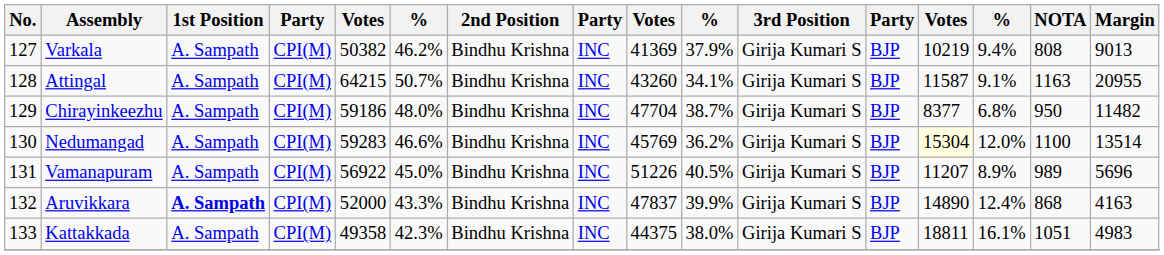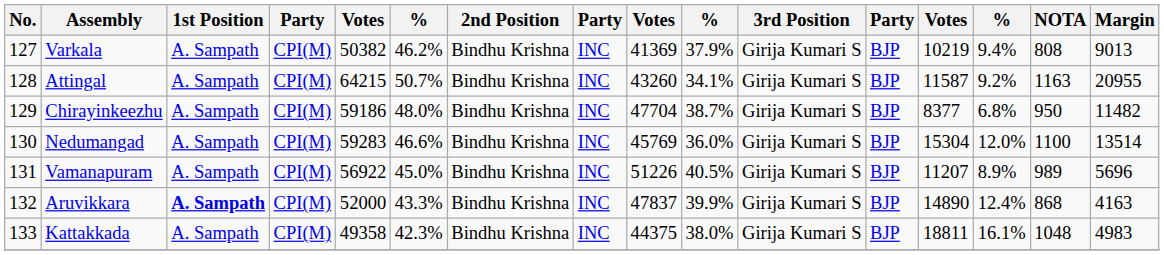(997, 81) 9.1% -> (997, 81) 9.2%
(709, 142) 36.2% -> (709, 142) 36.0%
(946, 142) lightyellow background -> (946, 142) no background
(1053, 234) 1051 -> (1053, 234) 1048
